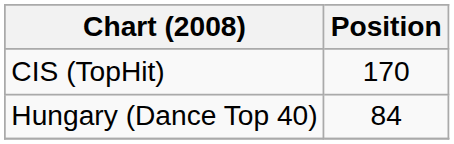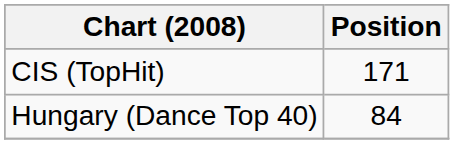(386, 71) 170 -> (386, 71) 171
